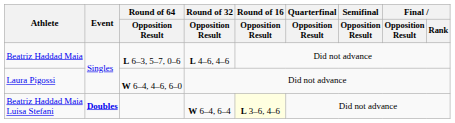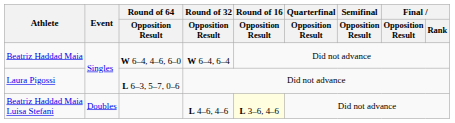(152, 61) L 6–3, 5–7, 0–6 -> (151, 61) W 6–4, 4–6, 6–0
(210, 61) L 4–6, 4–6 -> (209, 61) W 6–4, 6–4
(152, 86) W 6–4, 4–6, 6–0 -> (151, 86) L 6–3, 5–7, 0–6
(102, 106) bold -> (102, 106) normal
(210, 111) W 6–4, 6–4 -> (209, 111) L 4–6, 4–6
